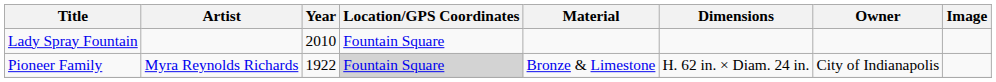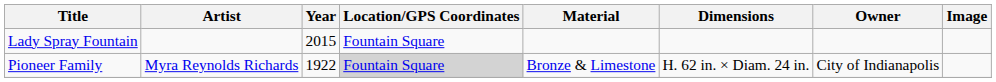(321, 41) 2010 -> (321, 41) 2015
